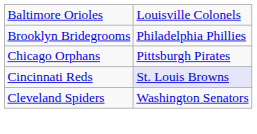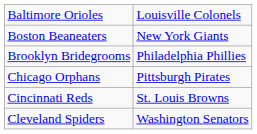+ row: (57, 35)
(183, 77) lavender background -> (183, 97) no background
